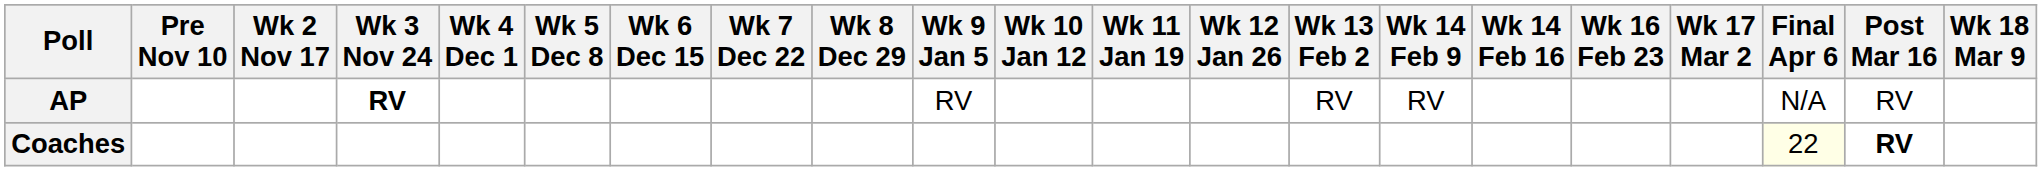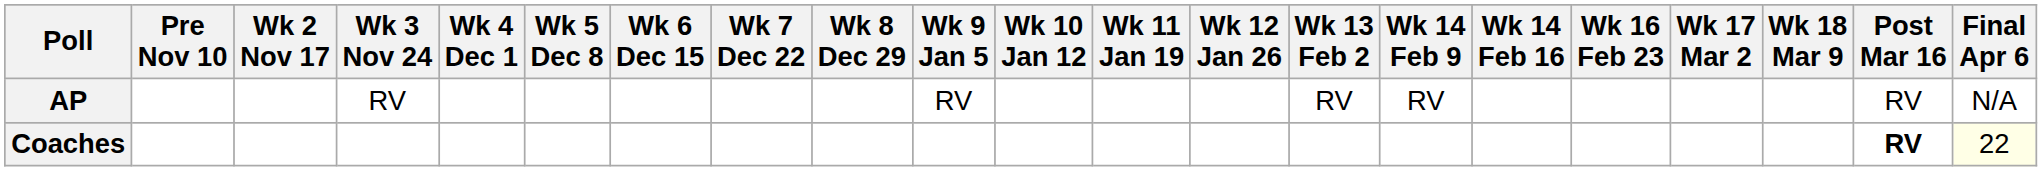columns swapped: (1990, 41) <-> (1803, 41)
(387, 100) bold -> (387, 100) normal
